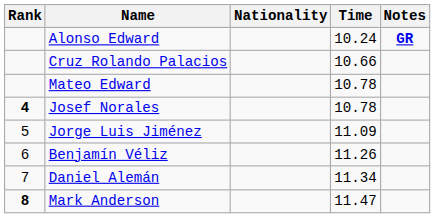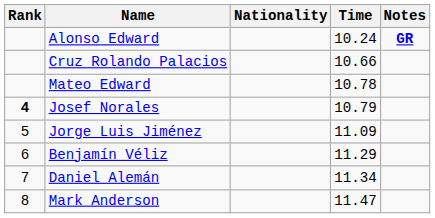(356, 108) 10.78 -> (356, 108) 10.79
(356, 155) 11.26 -> (356, 155) 11.29
(25, 201) bold -> (25, 201) normal
